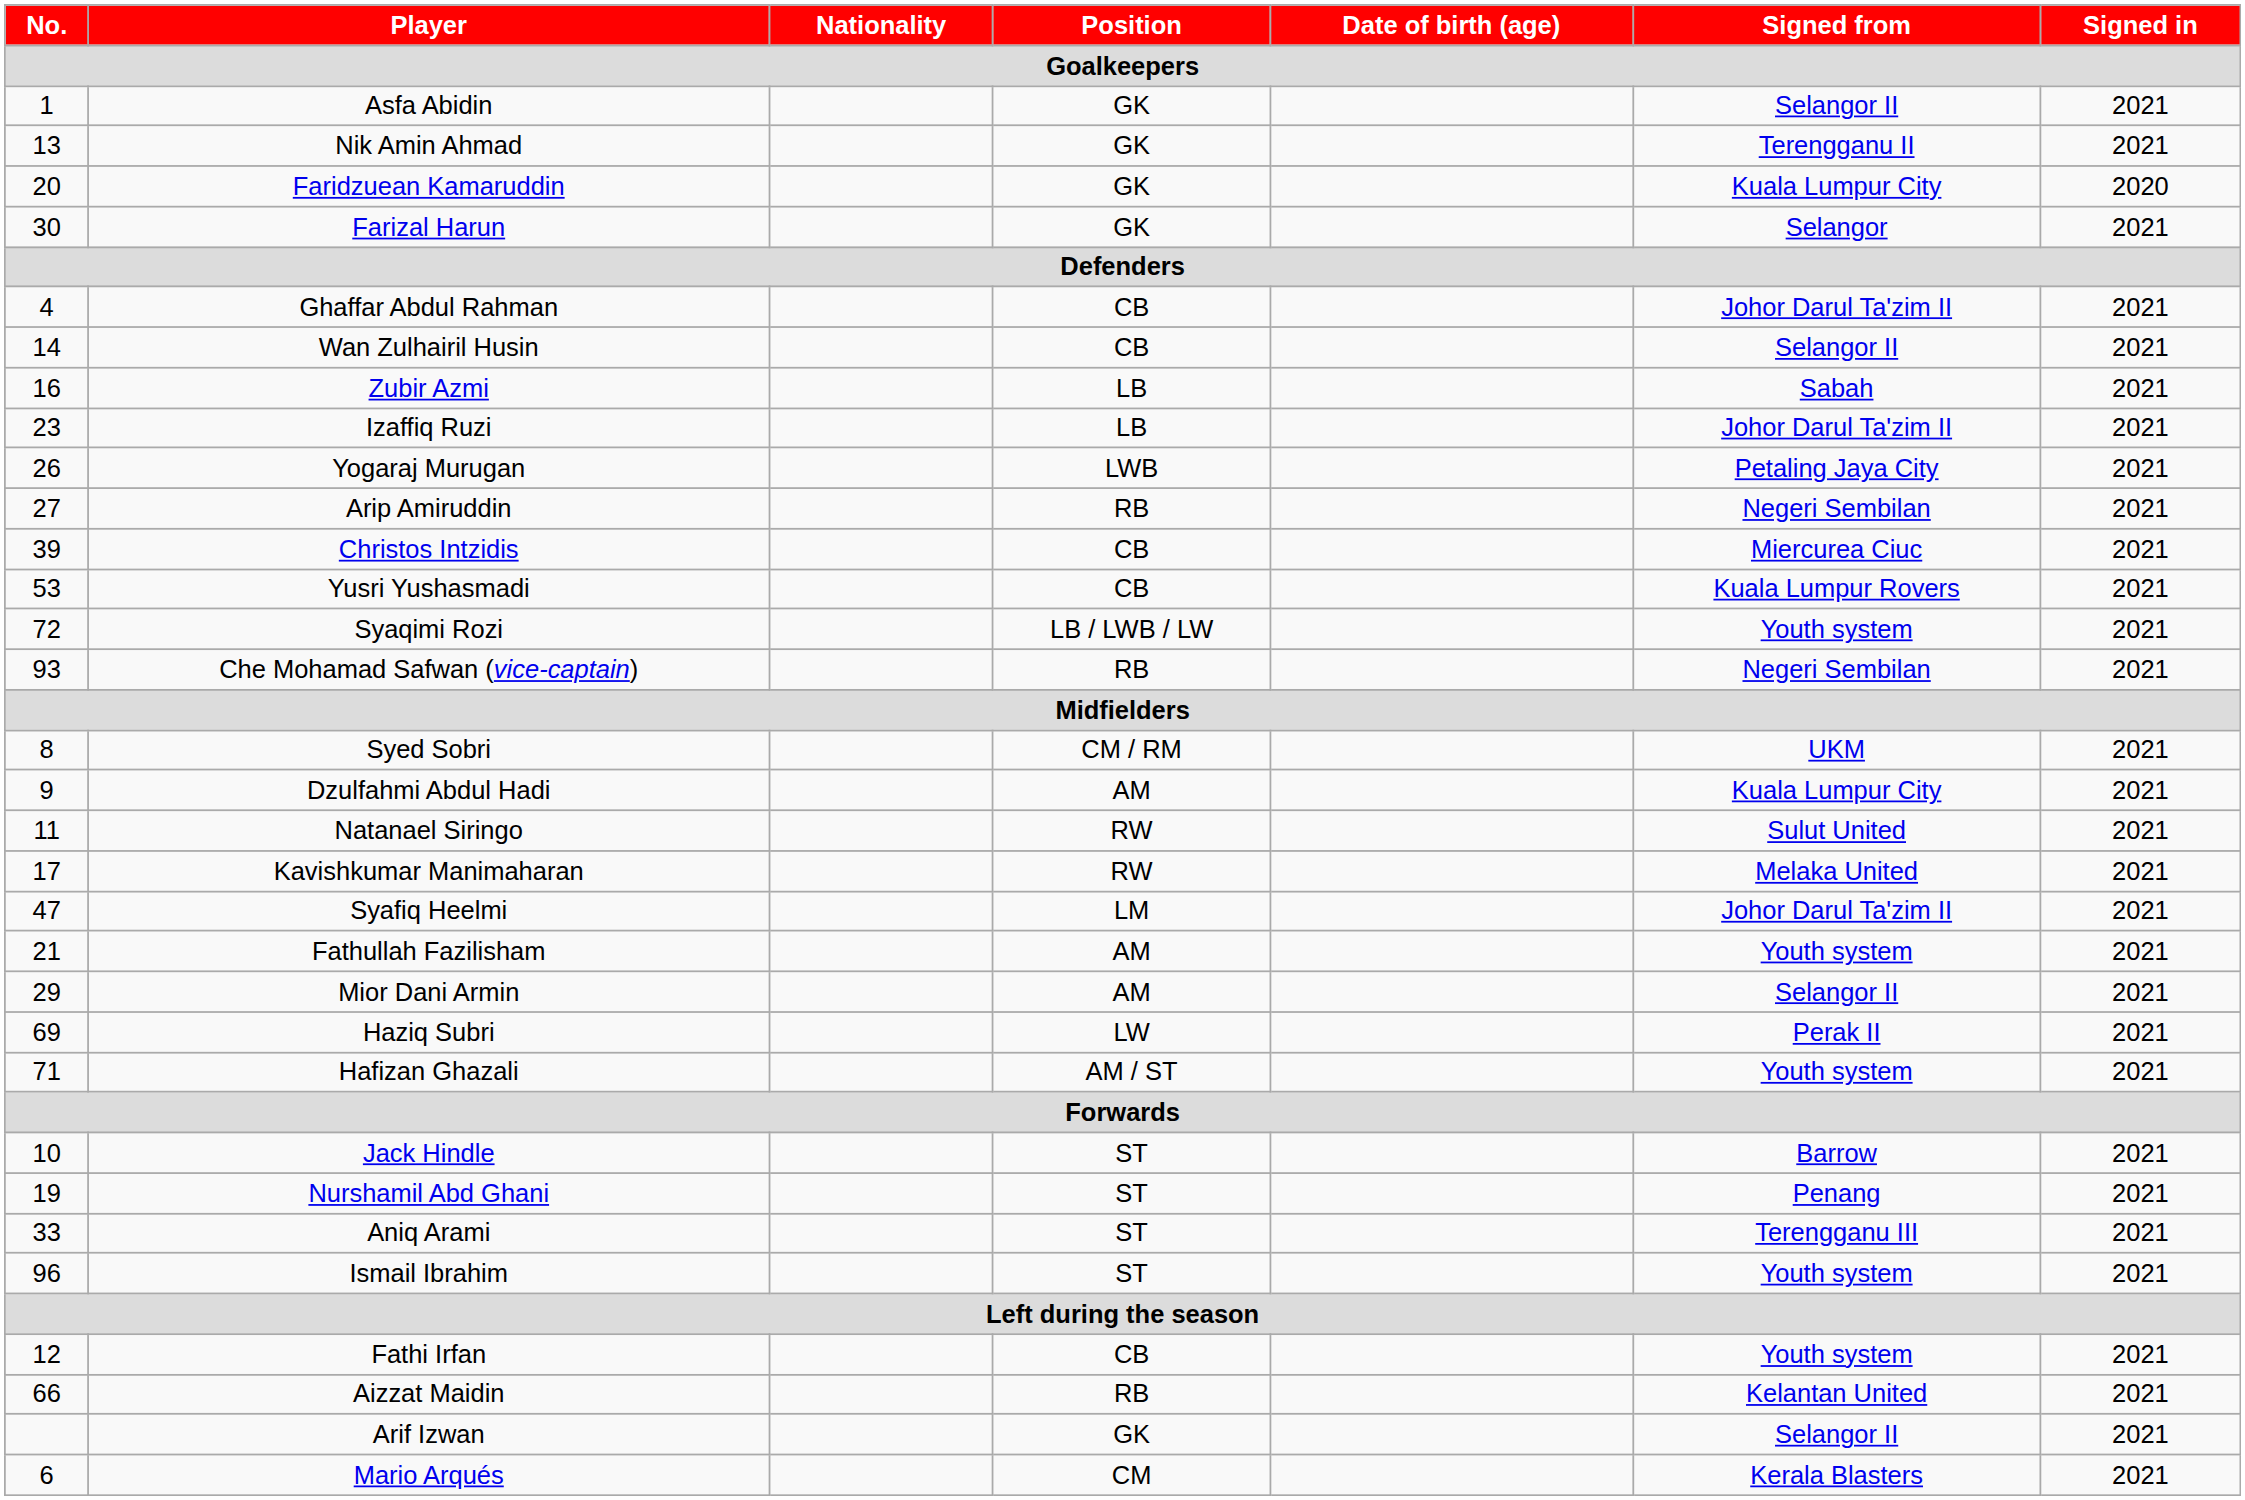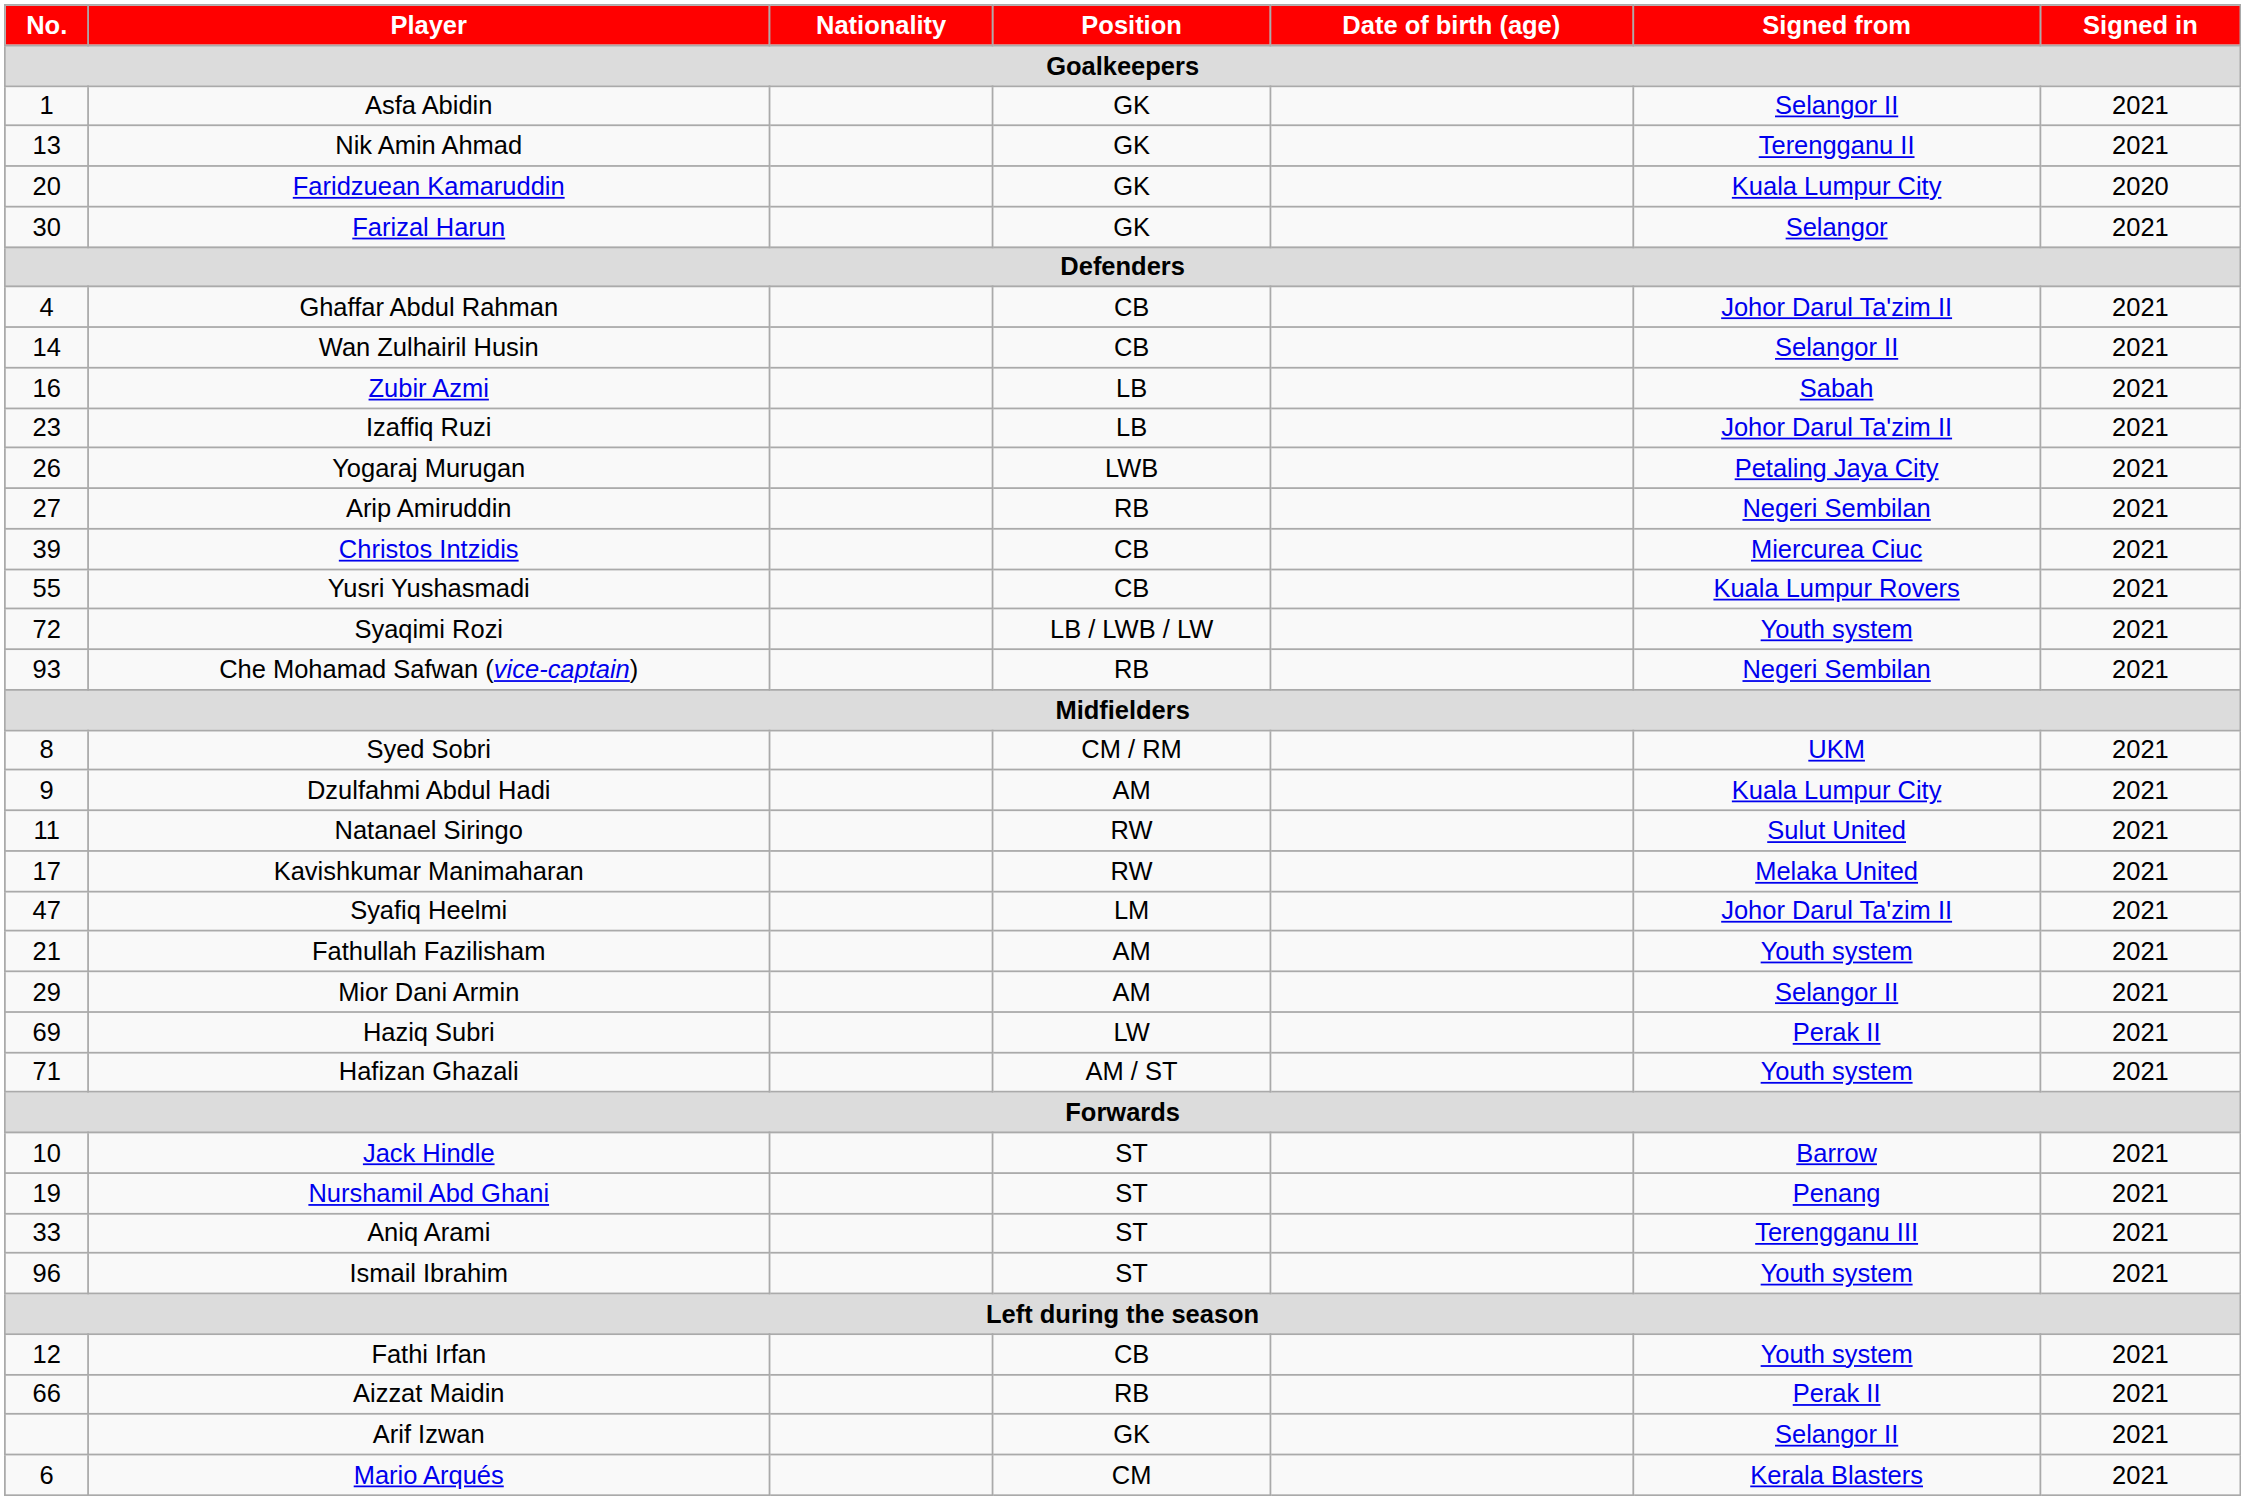(47, 589) 53 -> (47, 589) 55
(1837, 1395) Kelantan United -> (1837, 1395) Perak II
